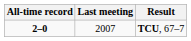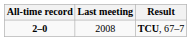(105, 28) 2007 -> (105, 28) 2008
